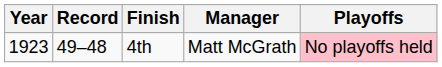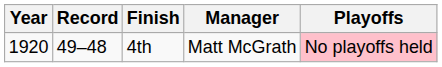(29, 47) 1923 -> (29, 47) 1920
